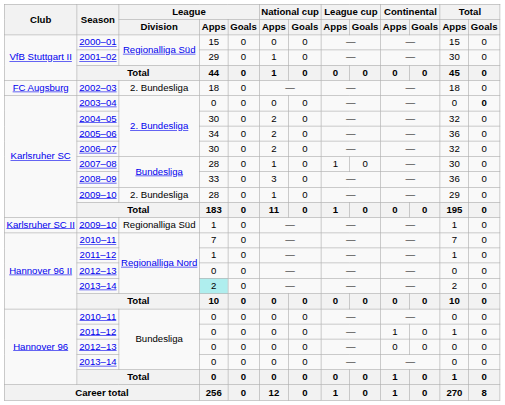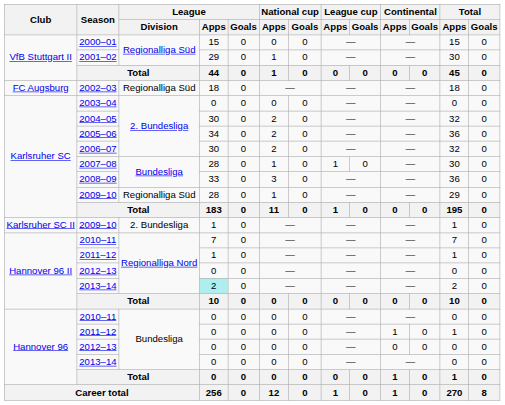(159, 88) 2. Bundesliga -> (159, 88) Regionalliga Süd
(484, 103) bold -> (484, 103) normal
(159, 194) 2. Bundesliga -> (159, 194) Regionalliga Süd
(159, 225) Regionalliga Süd -> (159, 225) 2. Bundesliga
